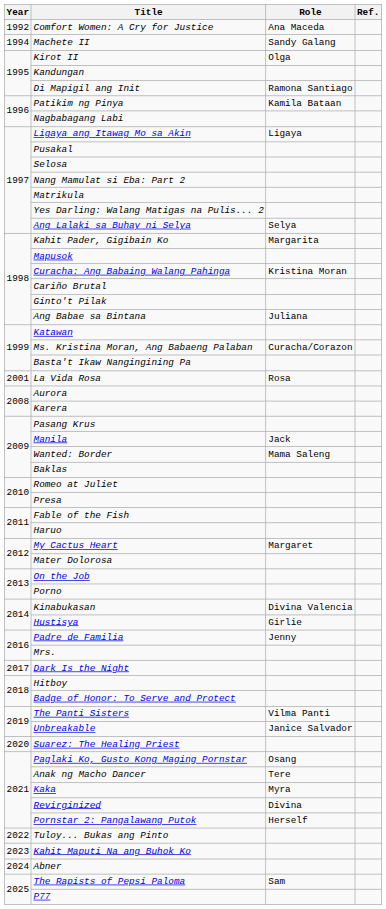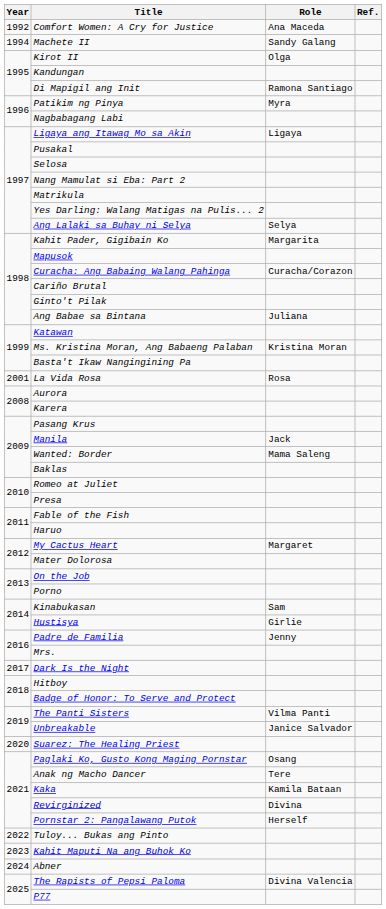(305, 104) Kamila Bataan -> (280, 104) Myra
(308, 271) Kristina Moran -> (310, 271) Curacha/Corazon
(310, 348) Curacha/Corazon -> (308, 348) Kristina Moran
(310, 607) Divina Valencia -> (277, 607) Sam
(280, 790) Myra -> (305, 790) Kamila Bataan
(277, 882) Sam -> (310, 882) Divina Valencia
